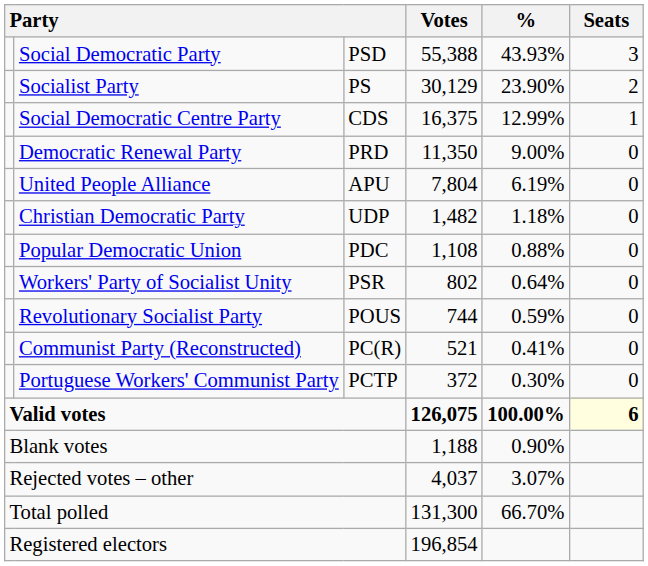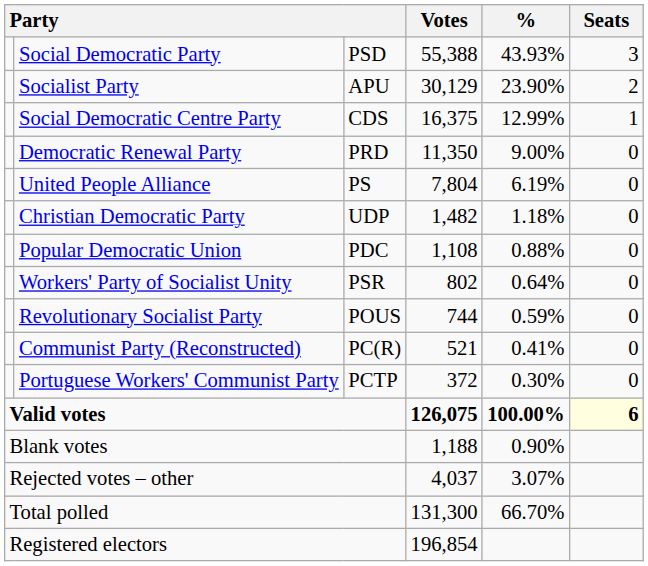(360, 86) PS -> (369, 86) APU
(369, 184) APU -> (360, 184) PS
